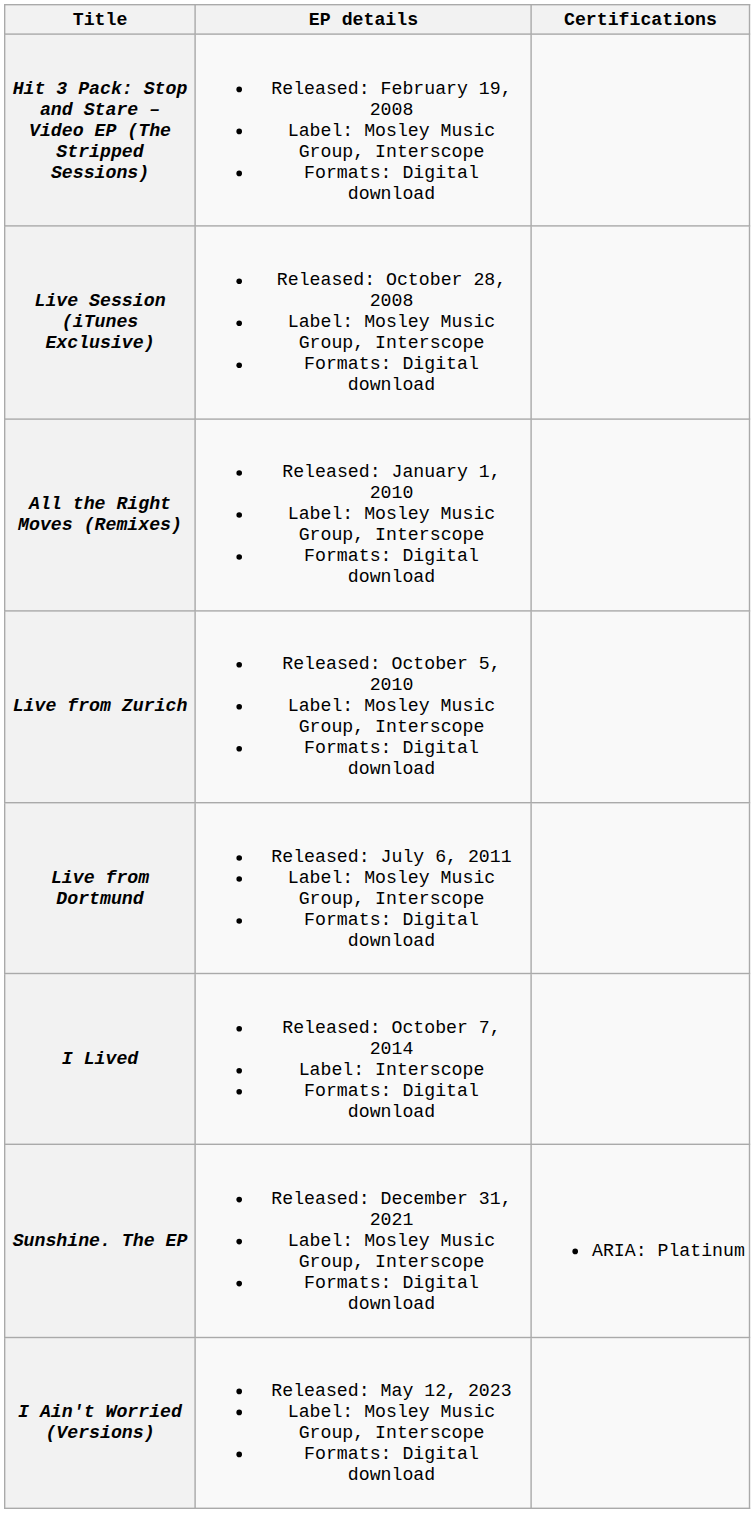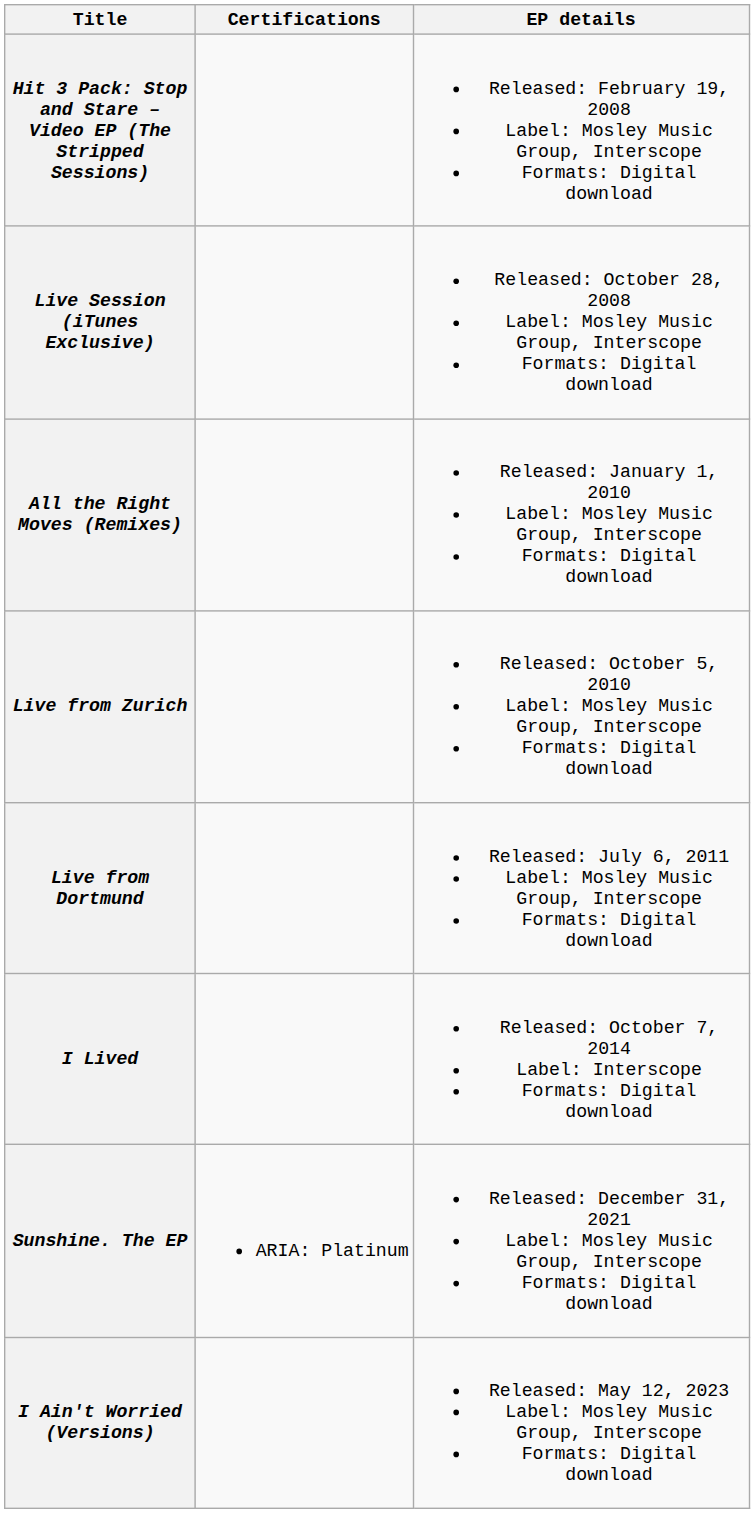columns swapped: (363, 20) <-> (640, 20)
